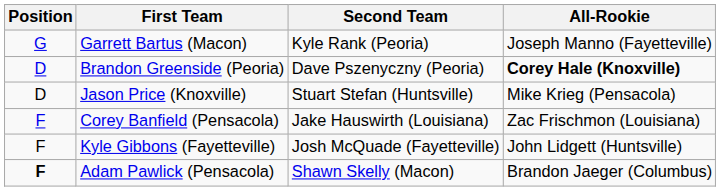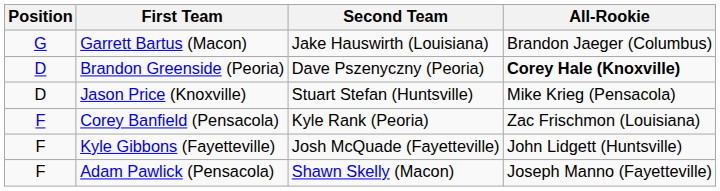(360, 43) Kyle Rank (Peoria) -> (390, 43) Jake Hauswirth (Louisiana)
(610, 43) Joseph Manno (Fayetteville) -> (610, 43) Brandon Jaeger (Columbus)
(390, 120) Jake Hauswirth (Louisiana) -> (360, 120) Kyle Rank (Peoria)
(40, 172) bold -> (40, 172) normal
(610, 172) Brandon Jaeger (Columbus) -> (610, 172) Joseph Manno (Fayetteville)
